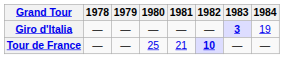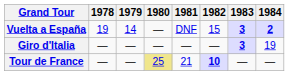+ row: (46, 29)
(153, 45) no background -> (158, 62) khaki background
